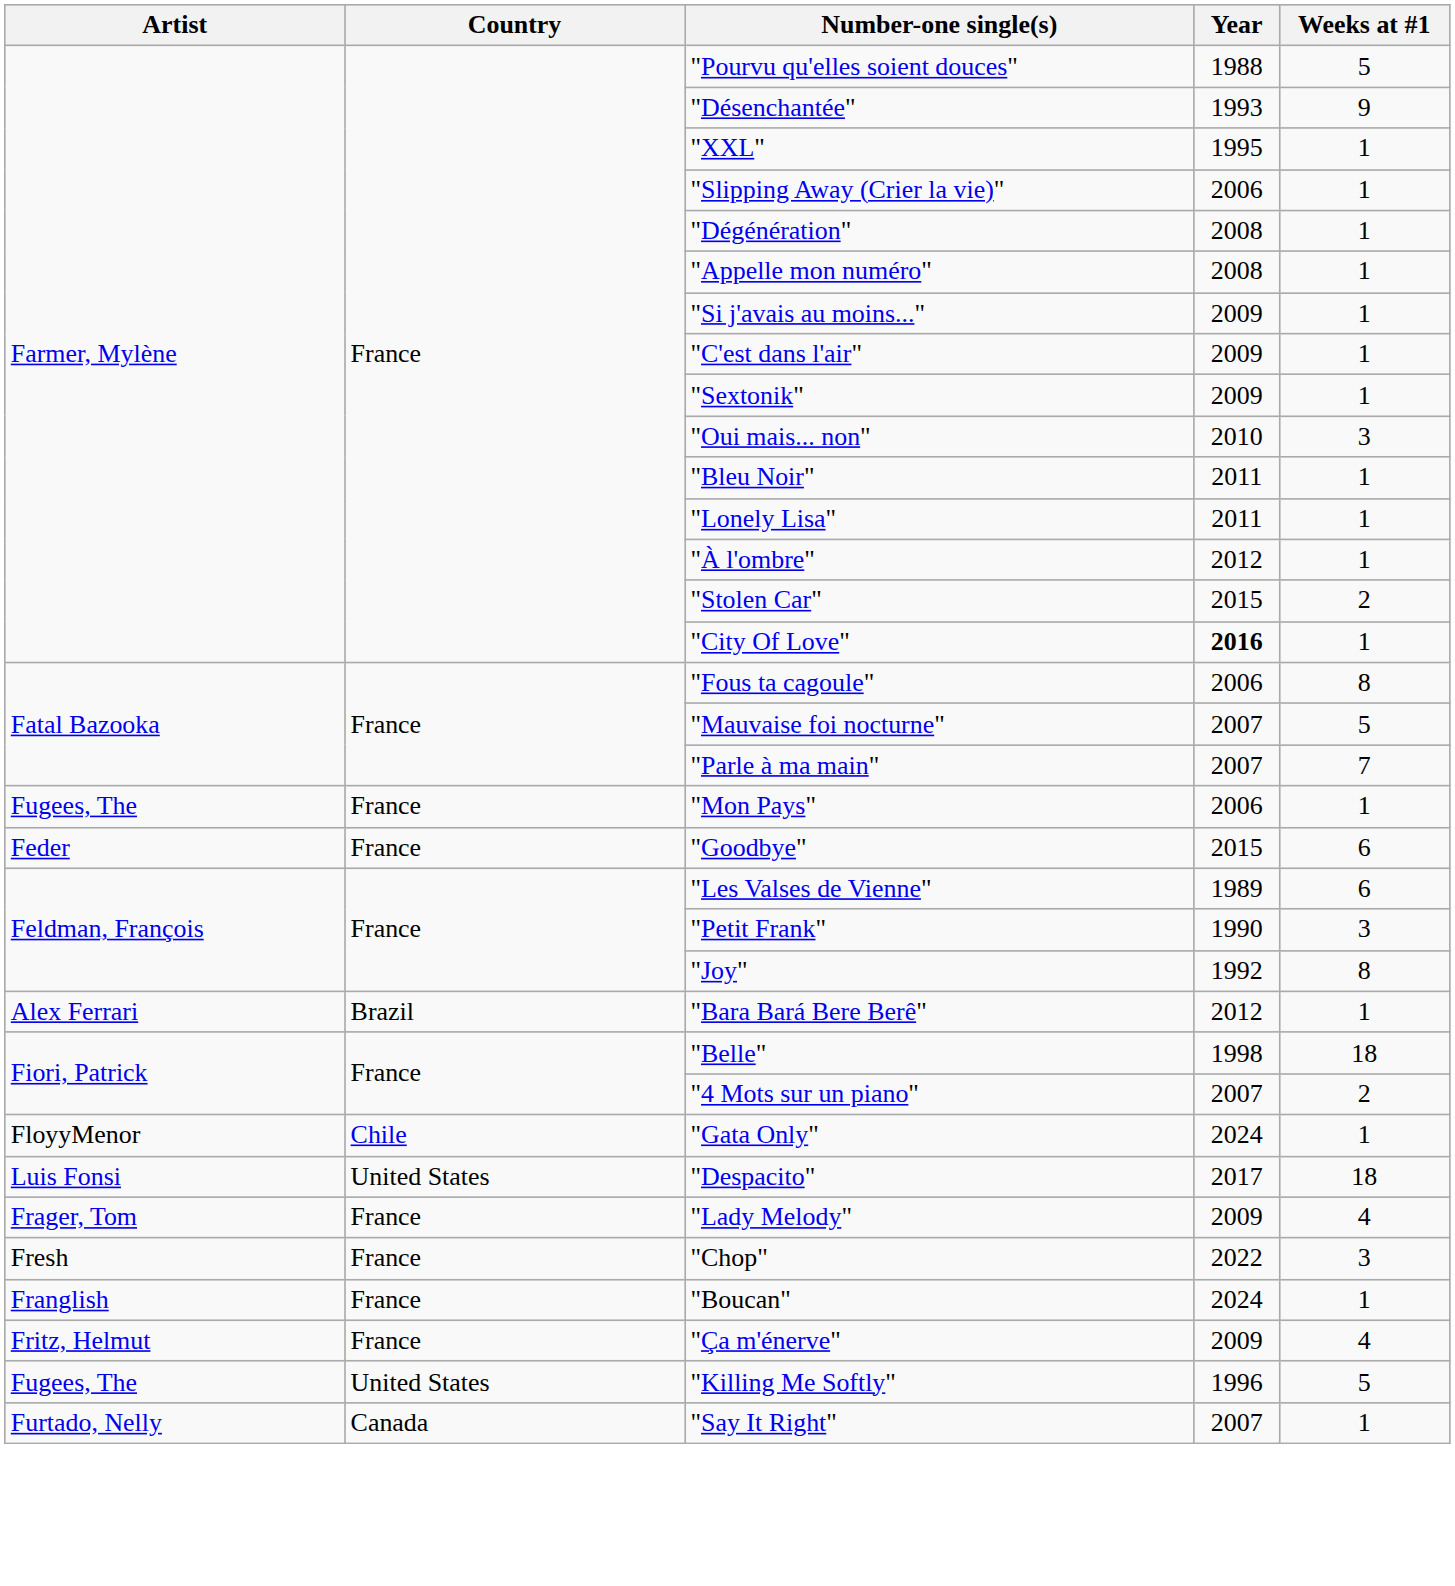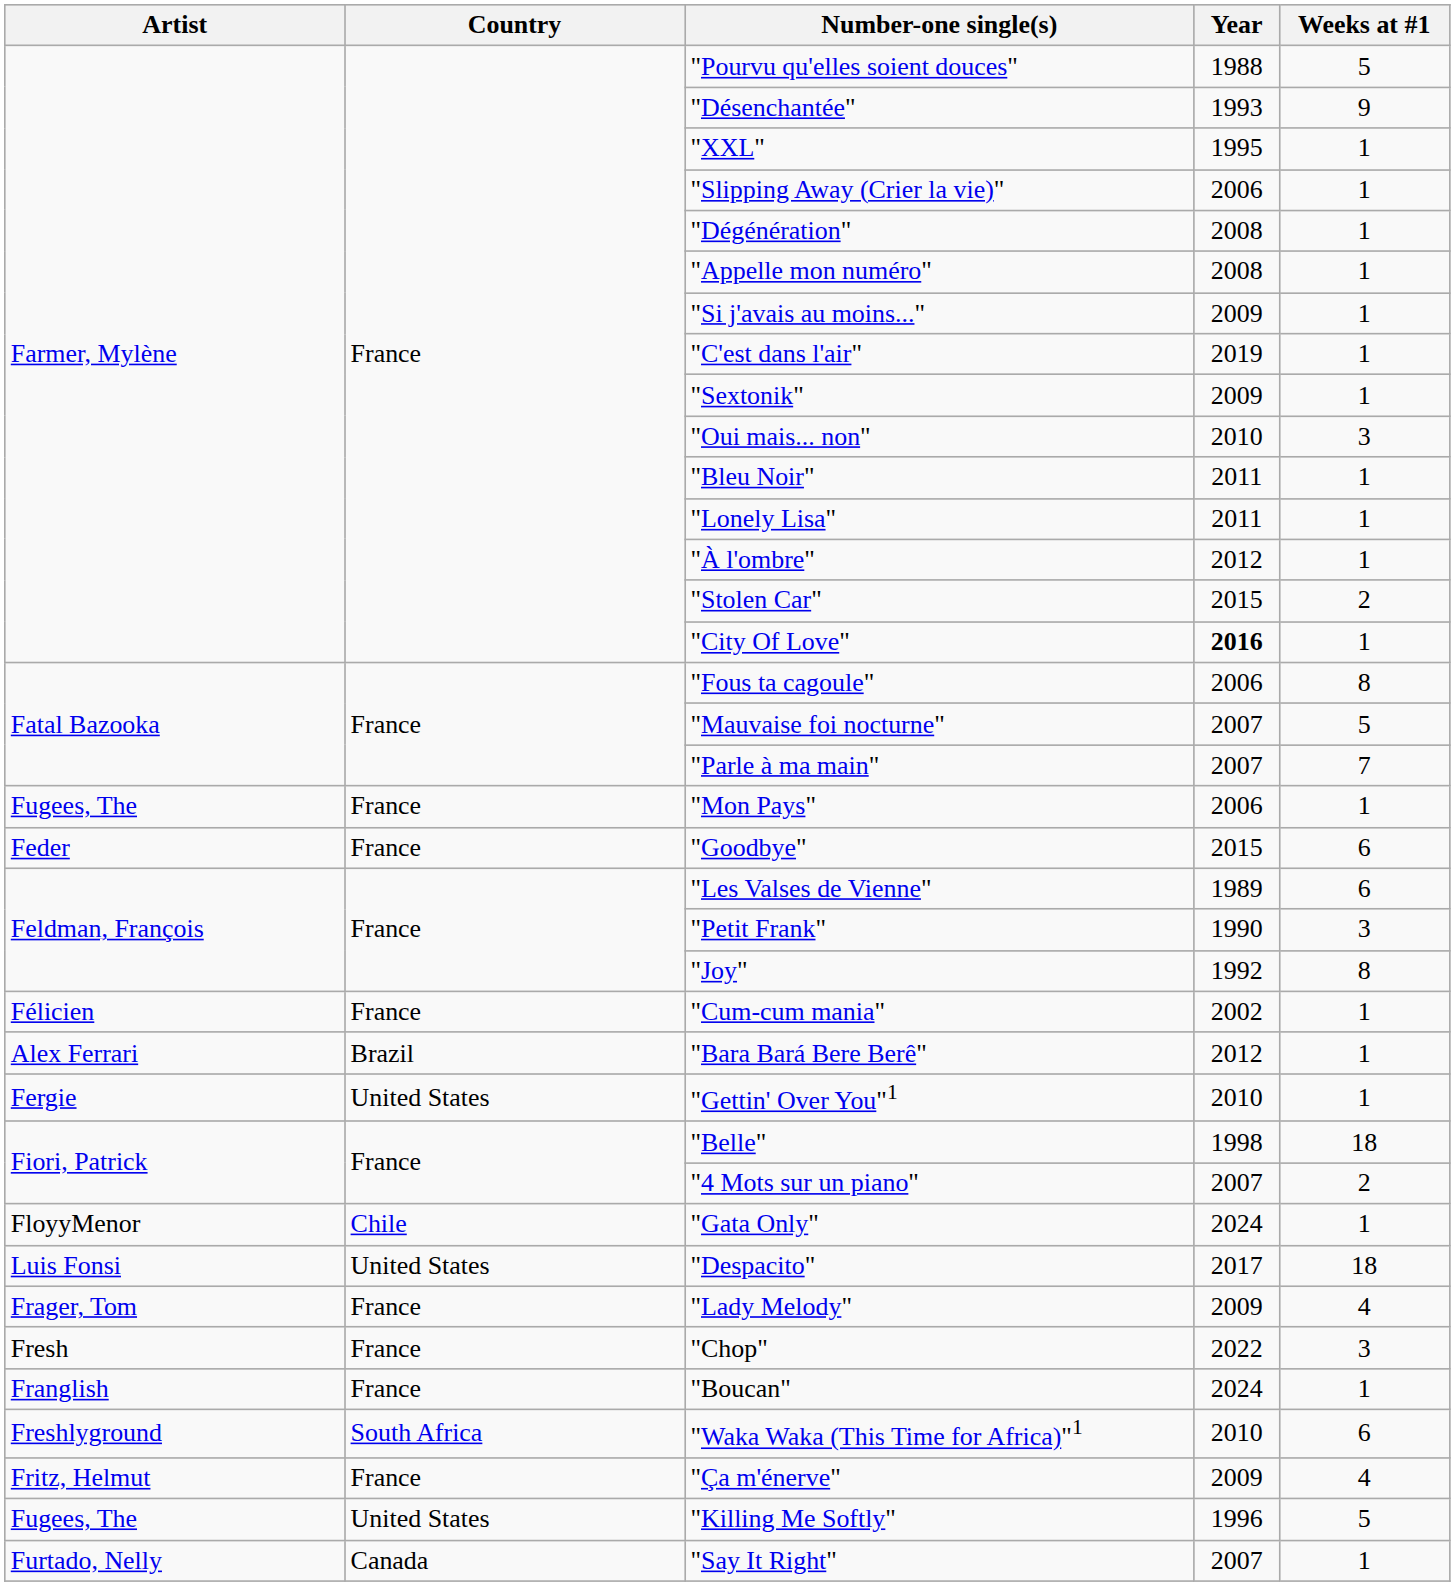(1237, 353) 2009 -> (1237, 353) 2019
+ row: (788, 1011)
+ row: (794, 1097)
+ row: (887, 1433)
